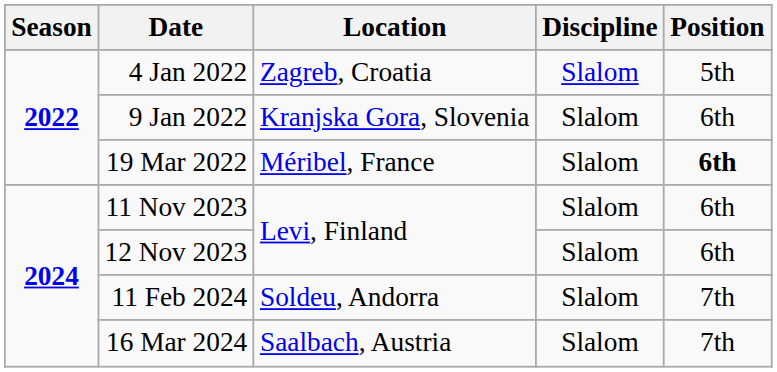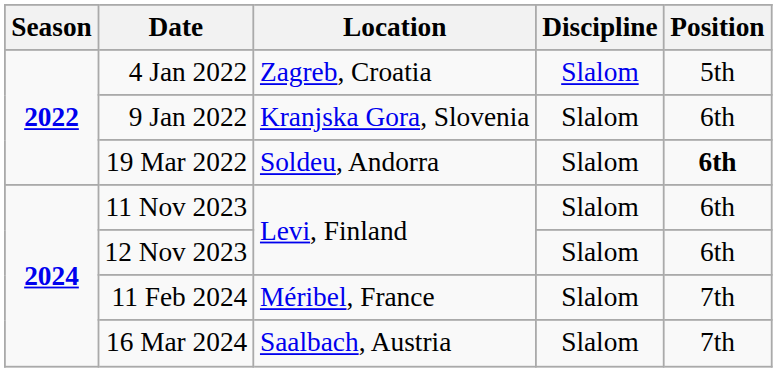(347, 162) Méribel, France -> (350, 162) Soldeu, Andorra
(350, 297) Soldeu, Andorra -> (347, 297) Méribel, France
